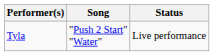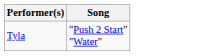- column: (169, 12)
